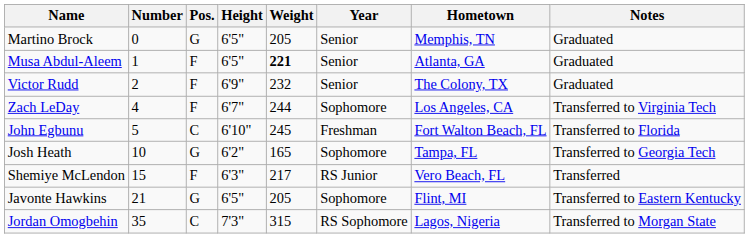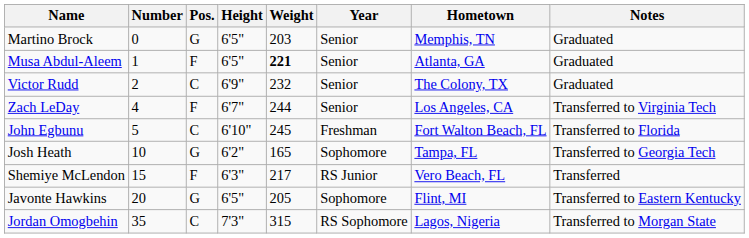(280, 38) 205 -> (280, 38) 203
(193, 84) F -> (194, 84) C
(353, 107) Sophomore -> (339, 107) Senior
(139, 198) 21 -> (139, 198) 20
